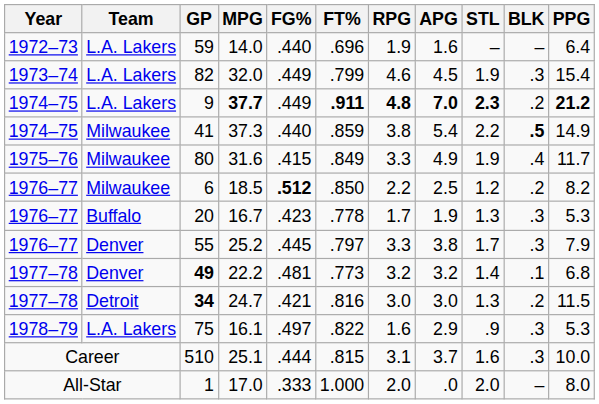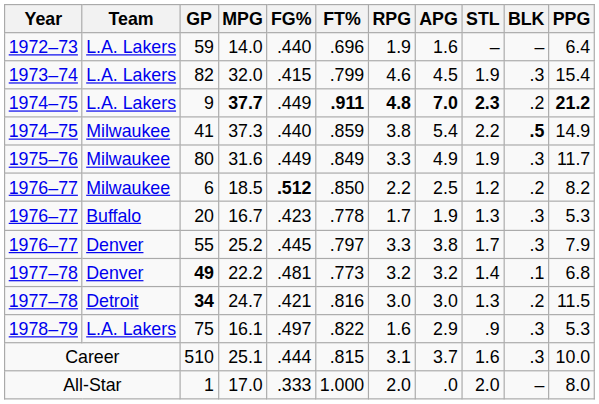(294, 75) .449 -> (294, 75) .415
(294, 160) .415 -> (294, 160) .449
(537, 160) .4 -> (537, 160) .3
